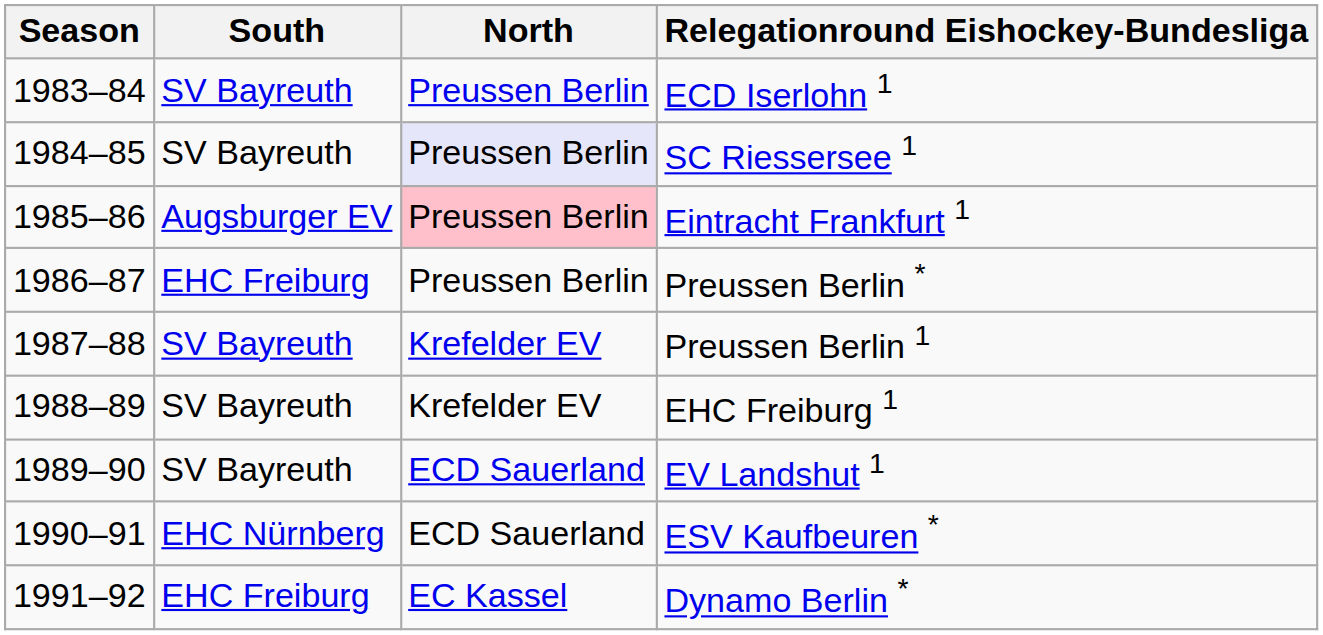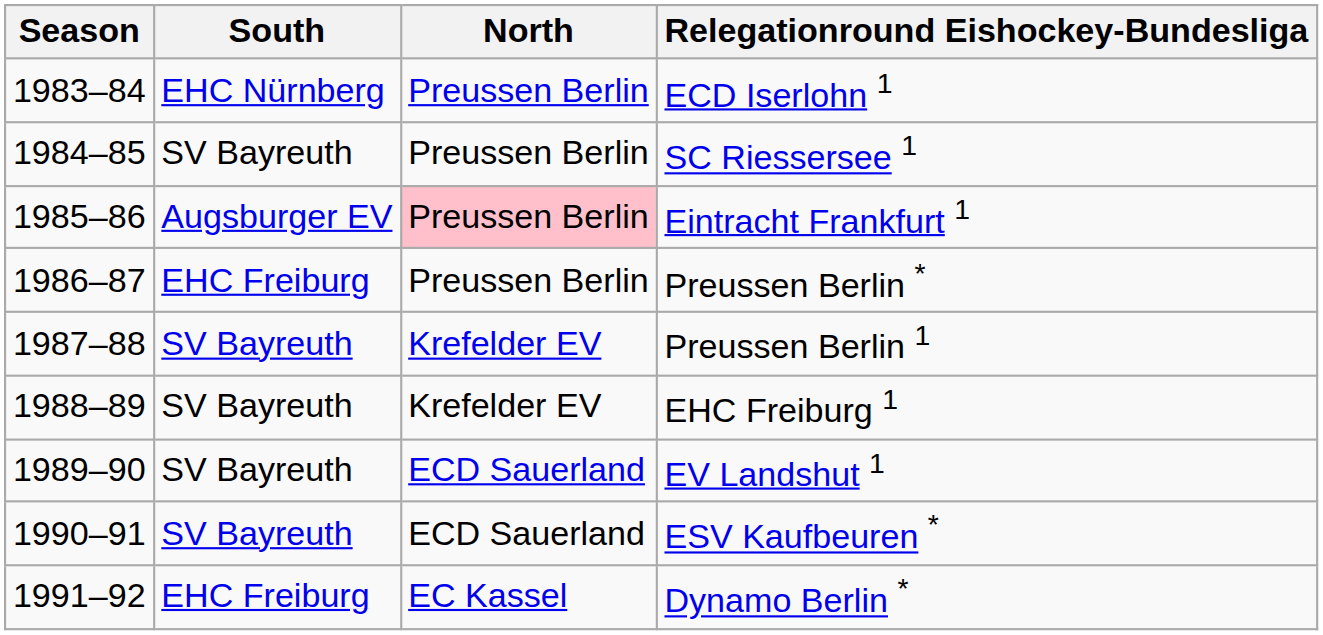(257, 90) SV Bayreuth -> (273, 90) EHC Nürnberg
(528, 153) lavender background -> (528, 153) no background
(273, 533) EHC Nürnberg -> (257, 533) SV Bayreuth
